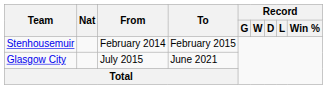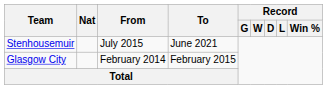(133, 44) February 2014 -> (122, 44) July 2015
(203, 44) February 2015 -> (194, 44) June 2021
(122, 60) July 2015 -> (133, 60) February 2014
(194, 60) June 2021 -> (203, 60) February 2015
